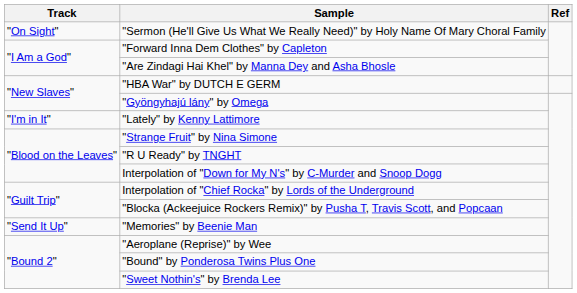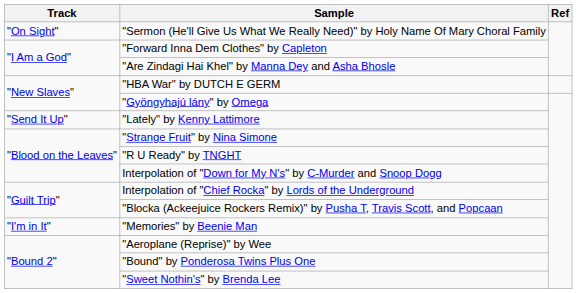(29, 119) "I'm in It" -> (37, 119) "Send It Up"
(37, 226) "Send It Up" -> (29, 226) "I'm in It"
